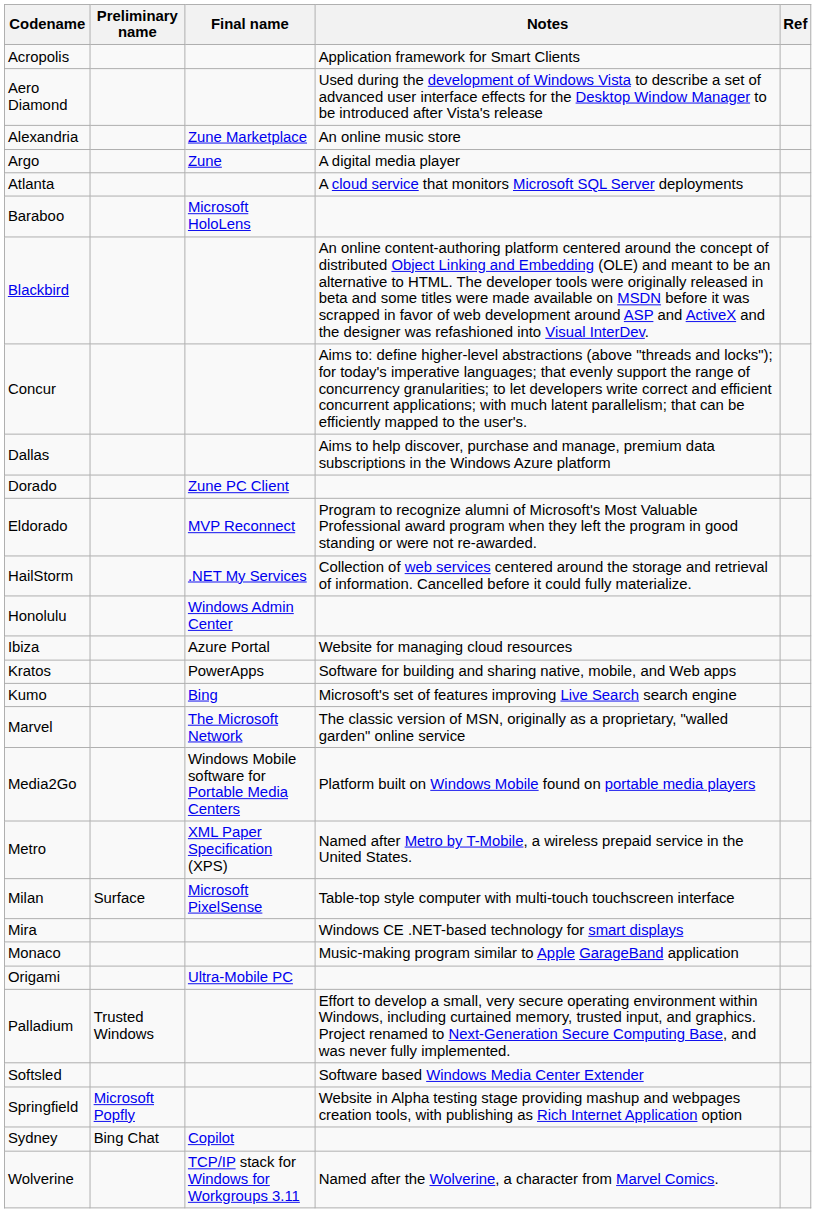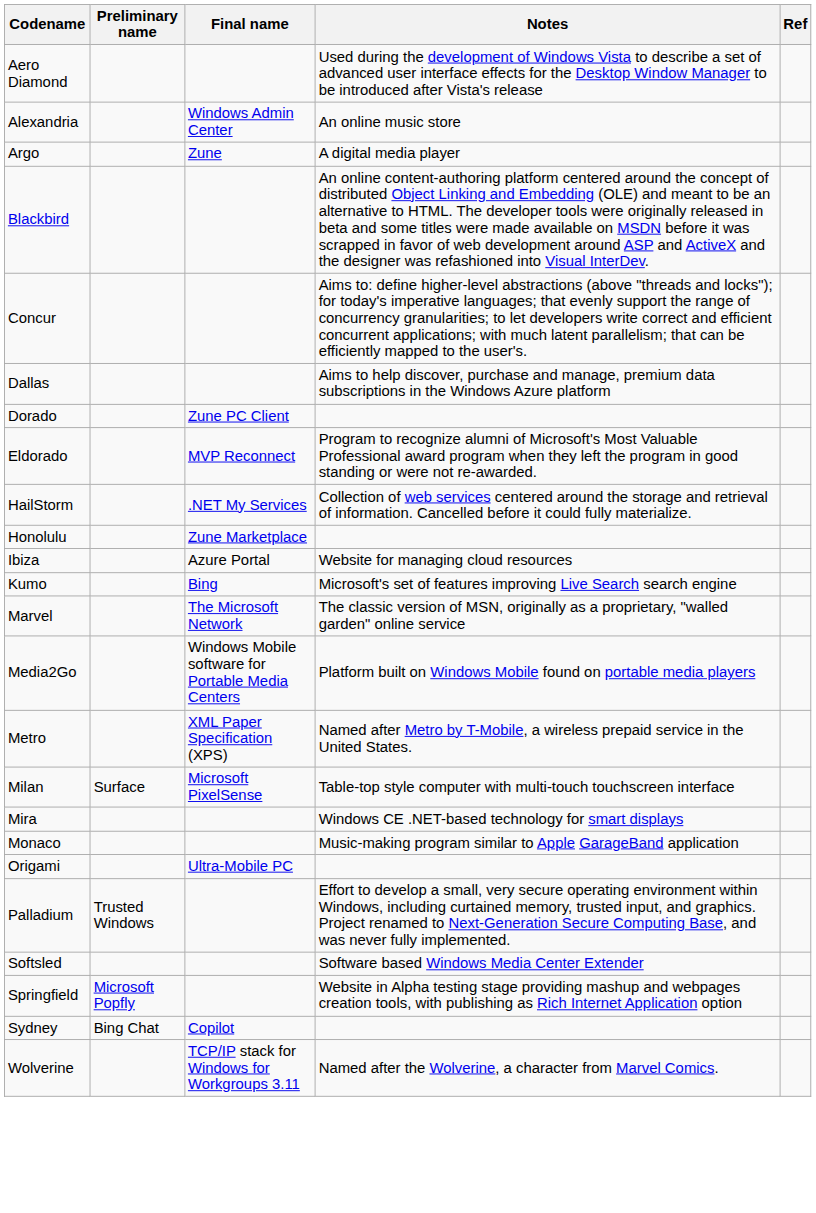- row: (38, 56)
(247, 137) Zune Marketplace -> (241, 122) Windows Admin Center
- row: (31, 184)
- row: (36, 216)
(241, 616) Windows Admin Center -> (247, 536) Zune Marketplace
- row: (29, 671)
